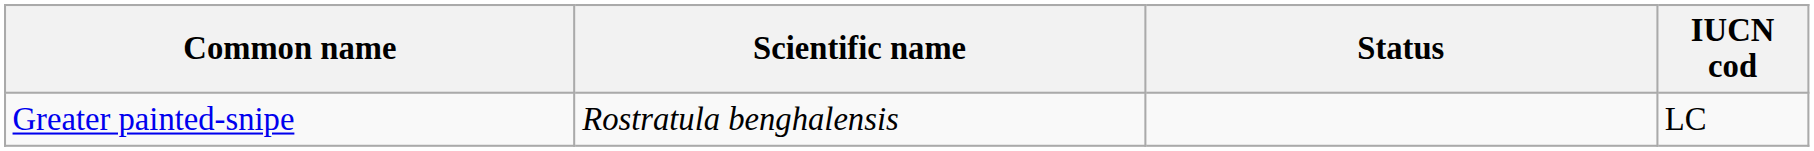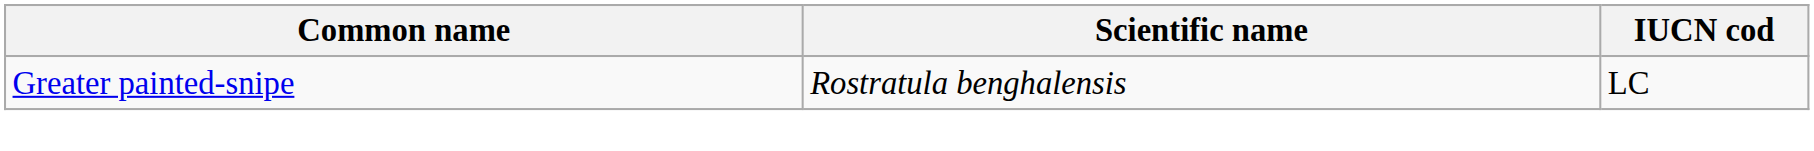- column: (1401, 48)
